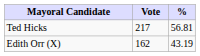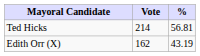(143, 28) 217 -> (143, 28) 214
